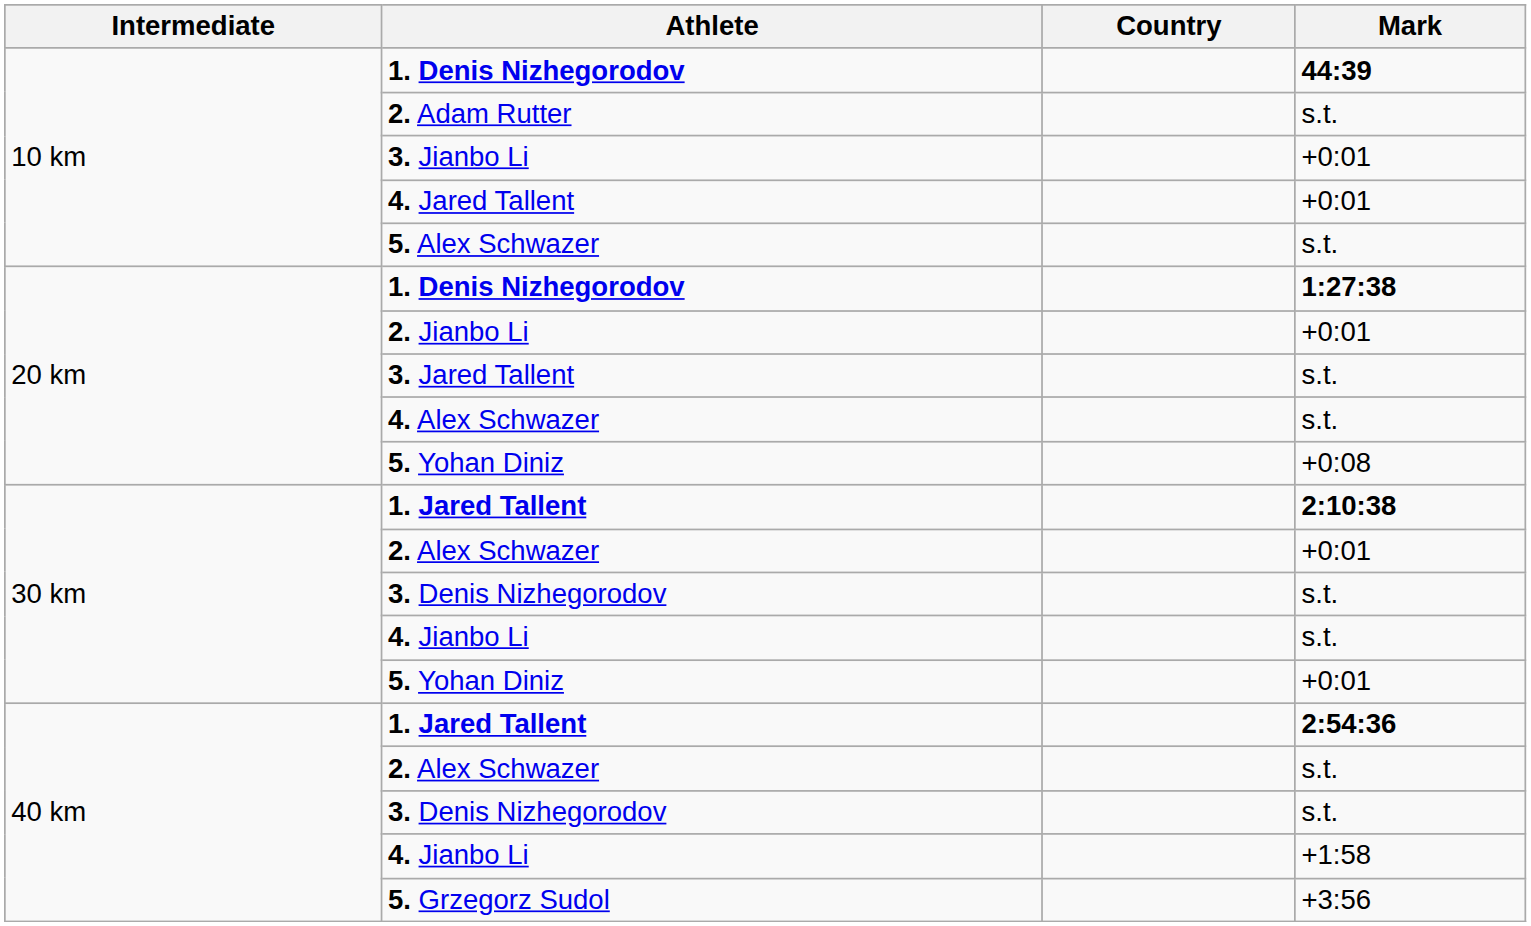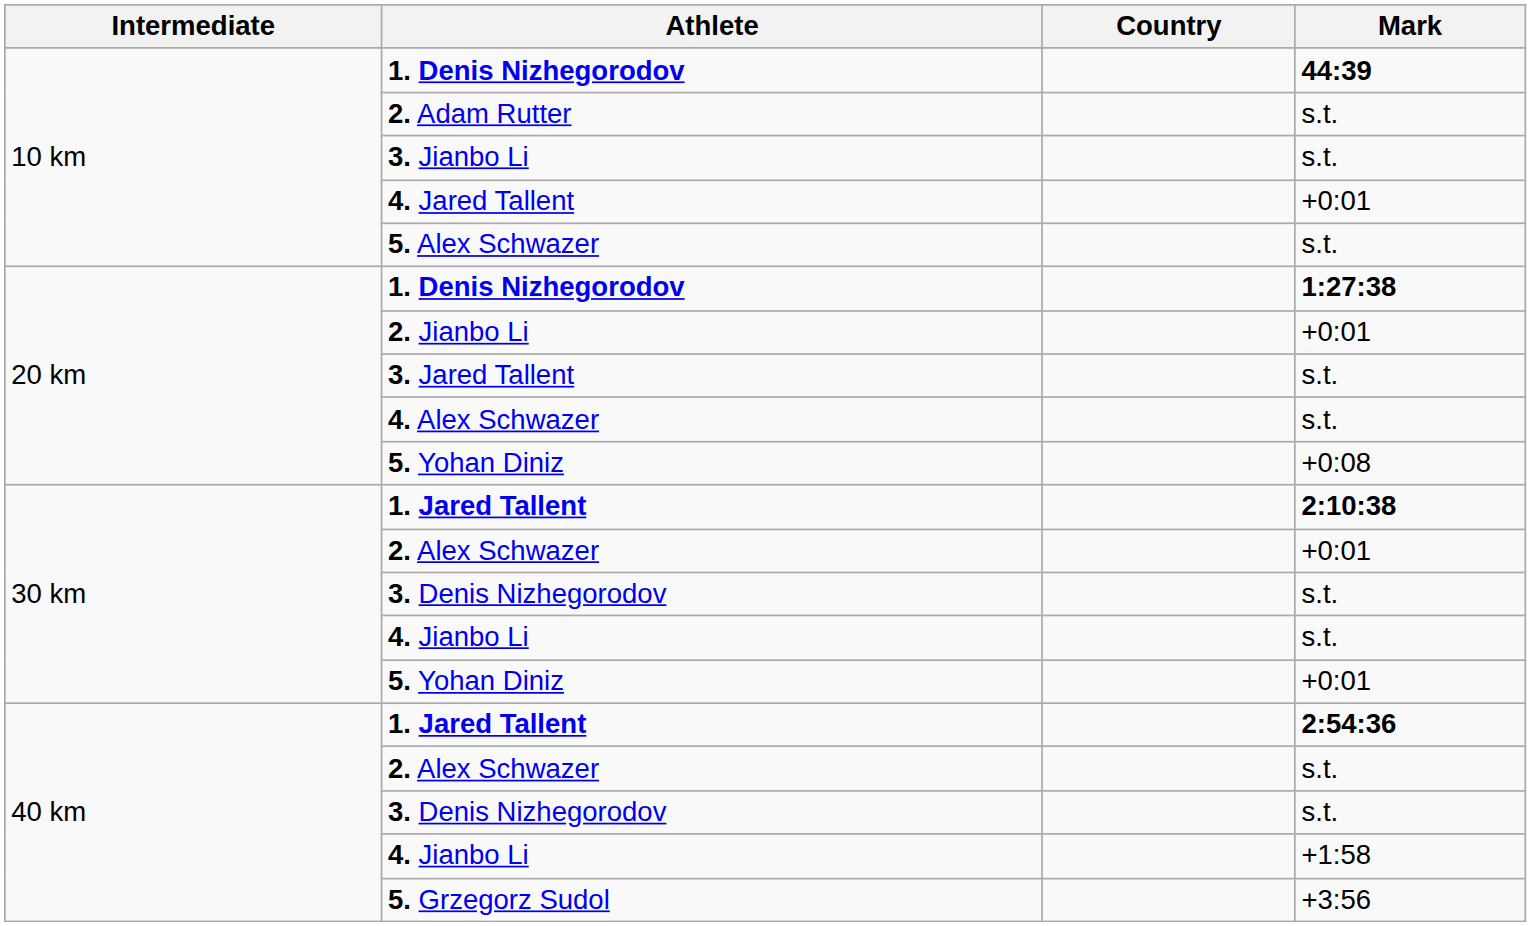(1336, 157) +0:01 -> (1320, 157) s.t.
